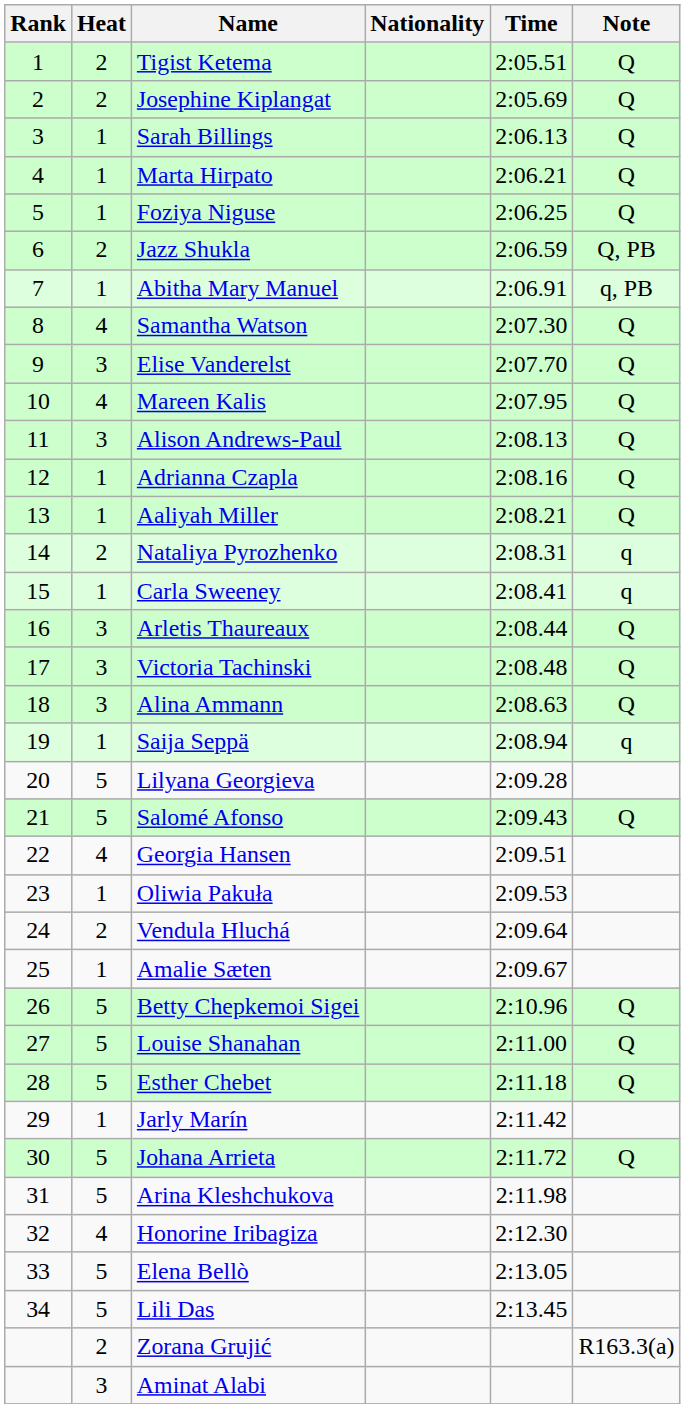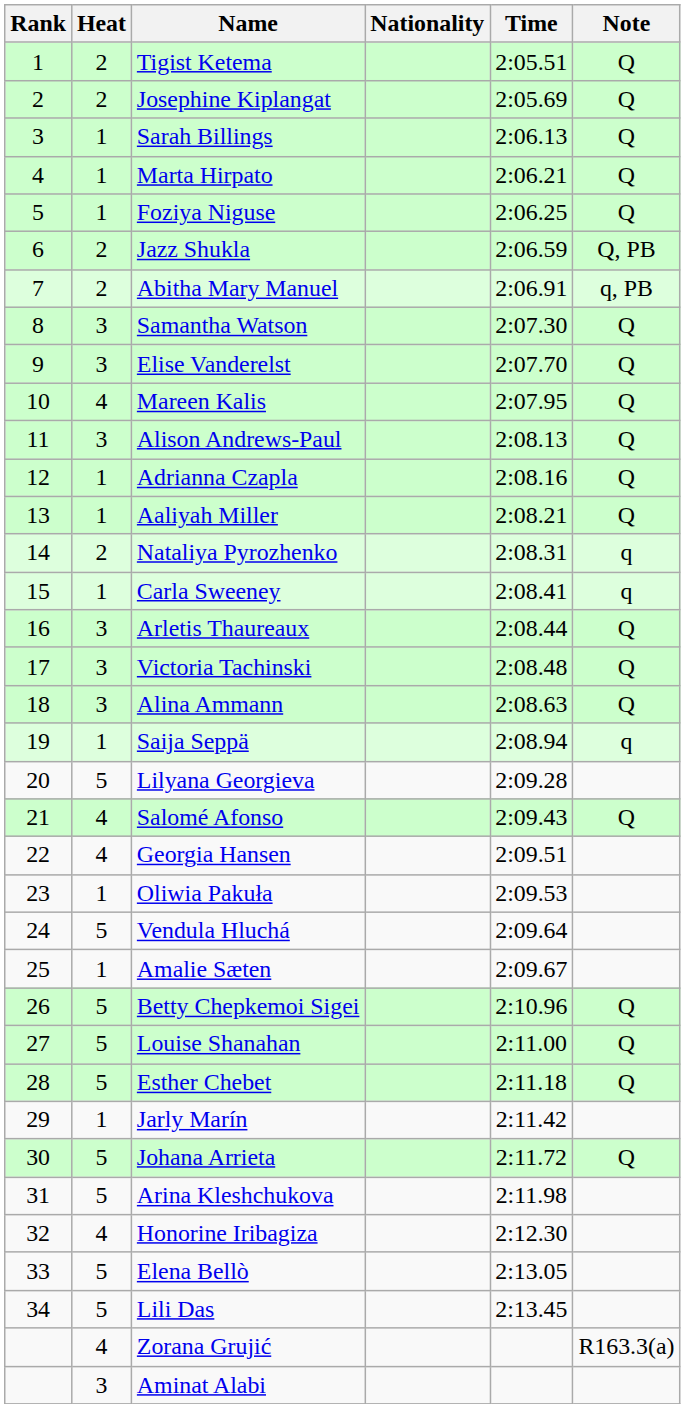(101, 288) 1 -> (101, 288) 2
(101, 325) 4 -> (101, 325) 3
(101, 817) 5 -> (101, 817) 4
(101, 930) 2 -> (101, 930) 5
(101, 1346) 2 -> (101, 1346) 4
